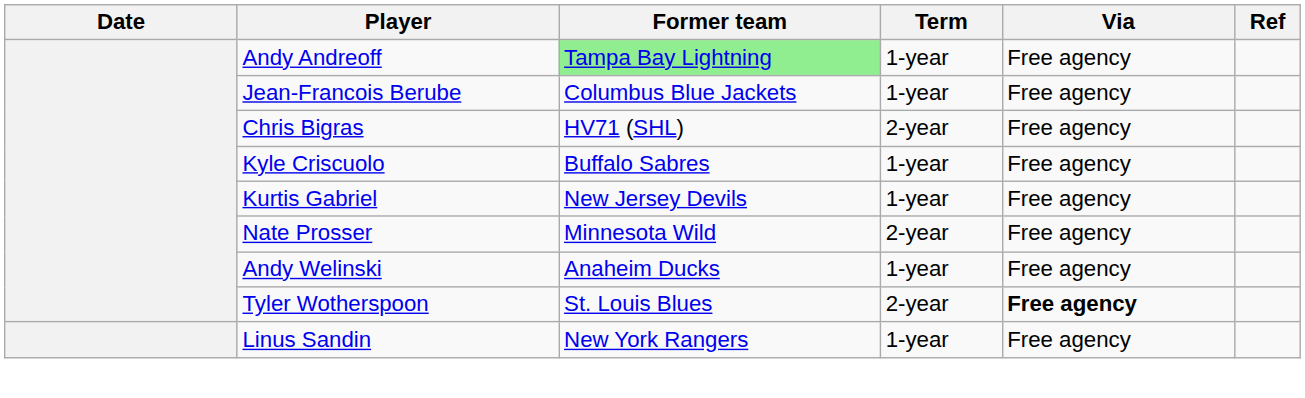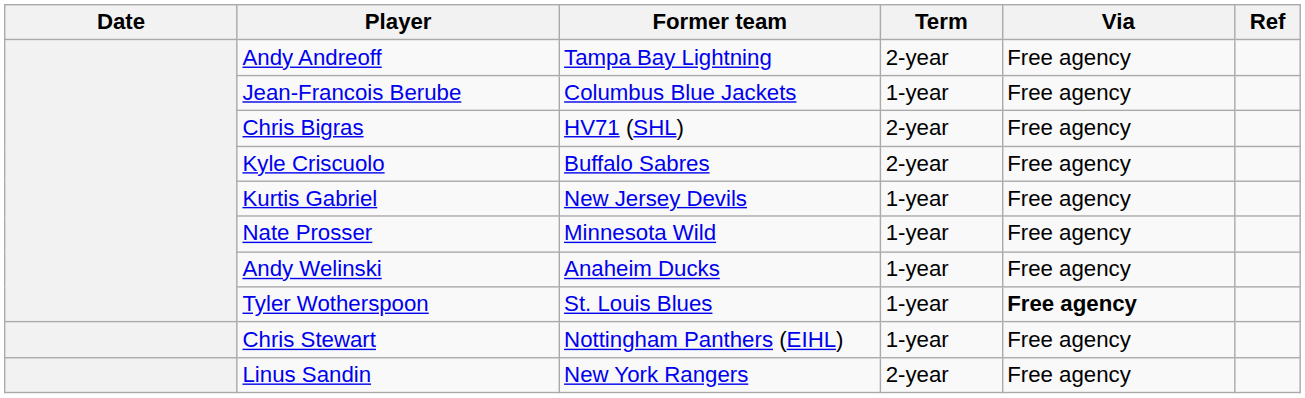(668, 57) lightgreen background -> (668, 57) no background
(917, 57) 1-year -> (917, 57) 2-year
(917, 163) 1-year -> (917, 163) 2-year
(917, 233) 2-year -> (917, 233) 1-year
(917, 304) 2-year -> (917, 304) 1-year
+ row: (309, 339)
(917, 339) 1-year -> (917, 374) 2-year
